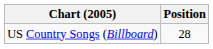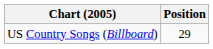(185, 33) 28 -> (185, 33) 29
